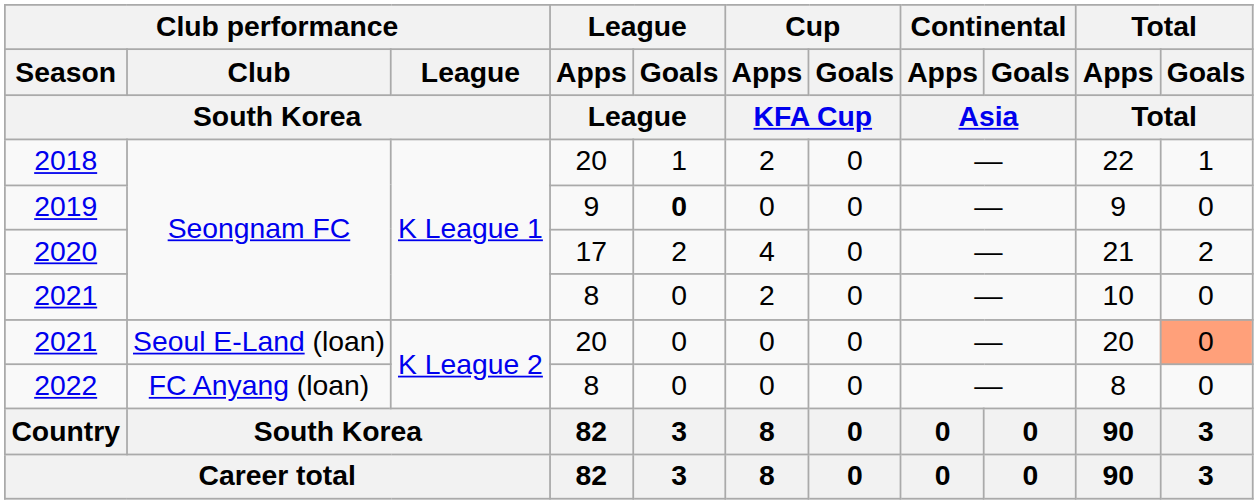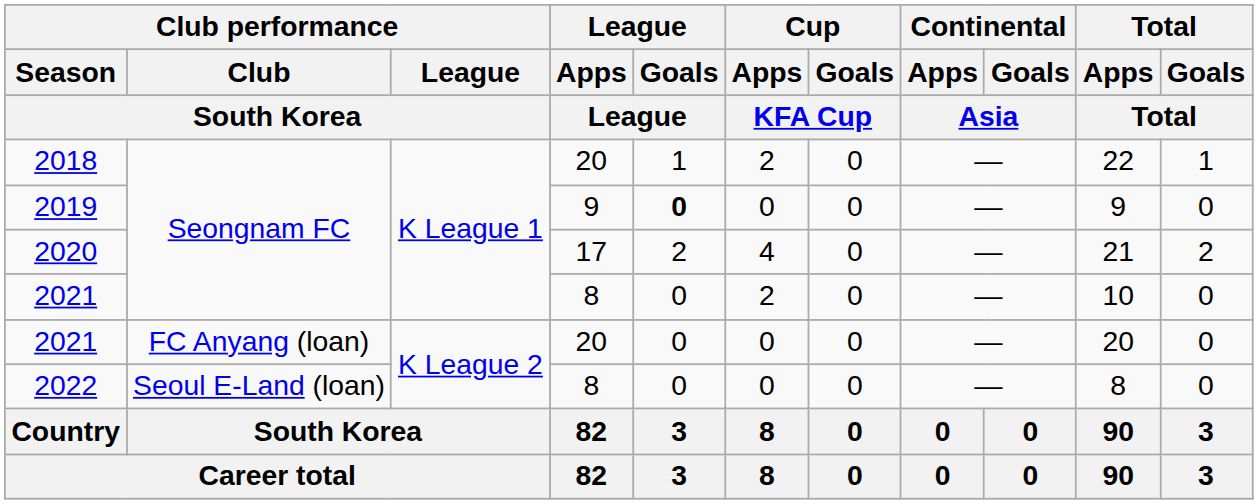(259, 341) Seoul E-Land (loan) -> (259, 341) FC Anyang (loan)
(1206, 341) lightsalmon background -> (1206, 341) no background
(259, 386) FC Anyang (loan) -> (259, 386) Seoul E-Land (loan)
